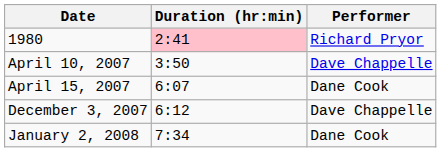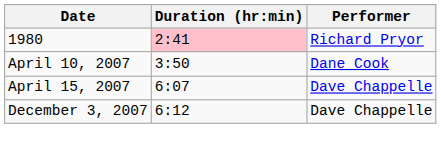(371, 64) Dave Chappelle -> (350, 64) Dane Cook
(350, 88) Dane Cook -> (371, 88) Dave Chappelle
- row: (74, 135)
